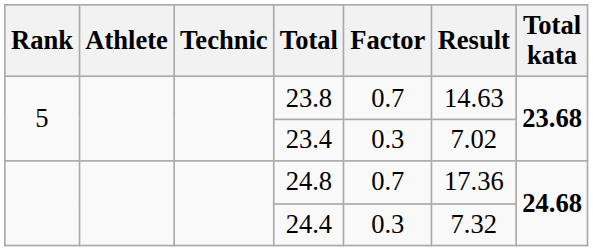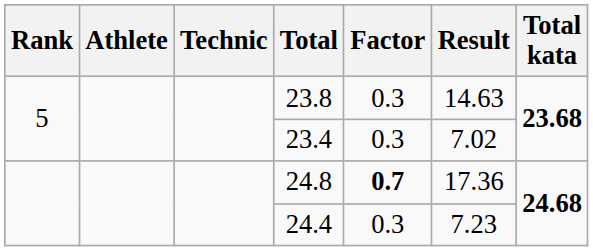(388, 97) 0.7 -> (388, 97) 0.3
(388, 181) normal -> (388, 181) bold
(474, 223) 7.32 -> (474, 223) 7.23
